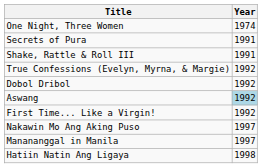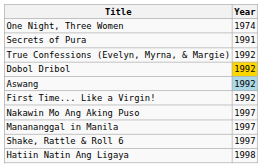- row: (70, 55)
(245, 84) no background -> (245, 69) gold background
+ row: (65, 141)
